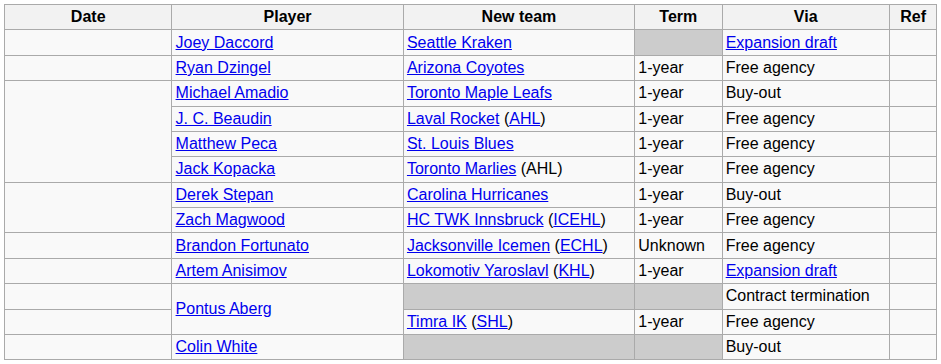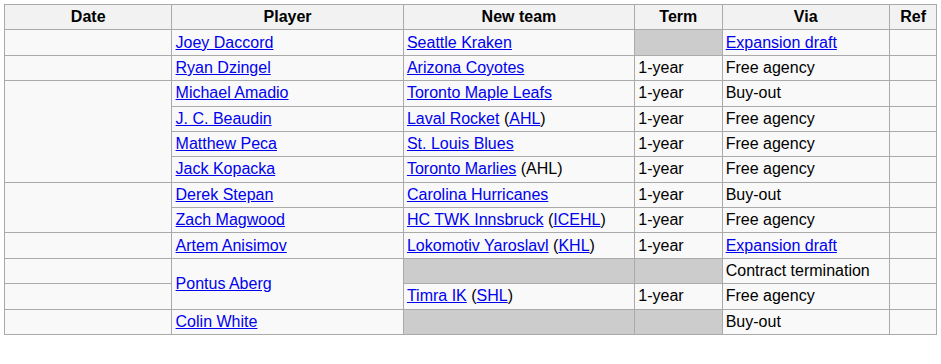- row: (242, 245)
